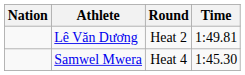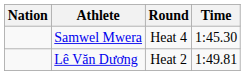rows swapped: (96, 37) <-> (98, 59)
